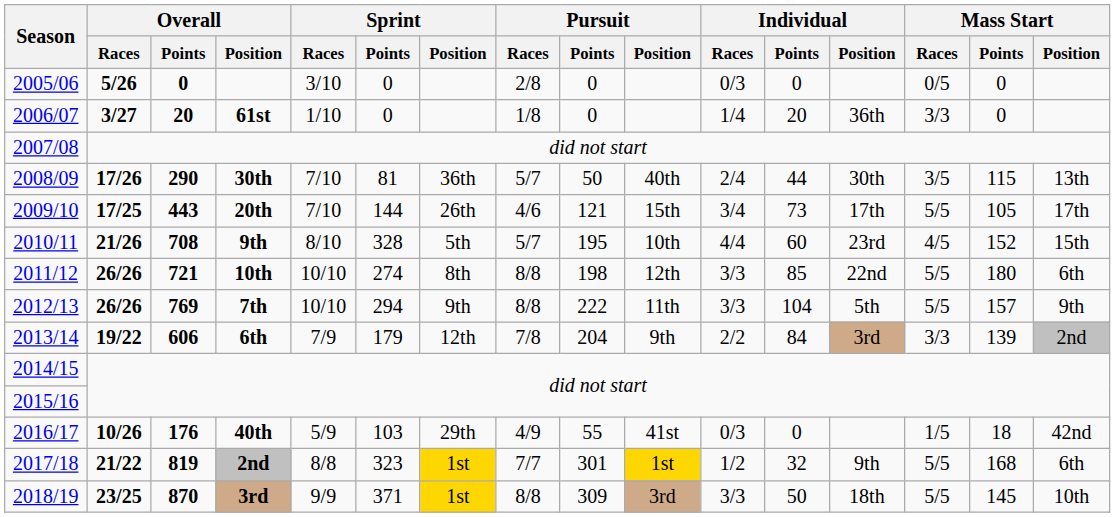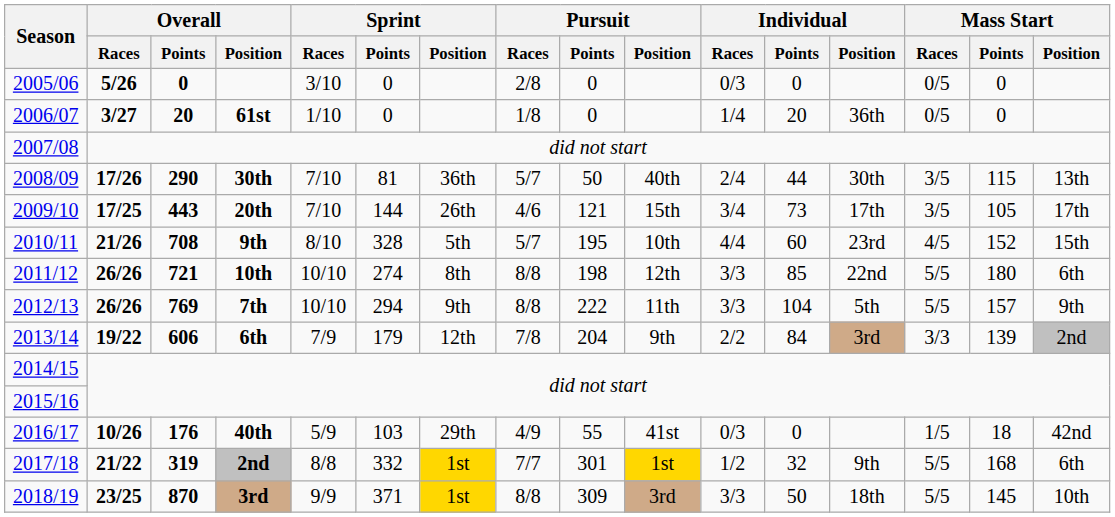(937, 115) 3/3 -> (937, 115) 0/5
(937, 210) 5/5 -> (937, 210) 3/5
(183, 464) 819 -> (183, 464) 319
(388, 464) 323 -> (388, 464) 332
